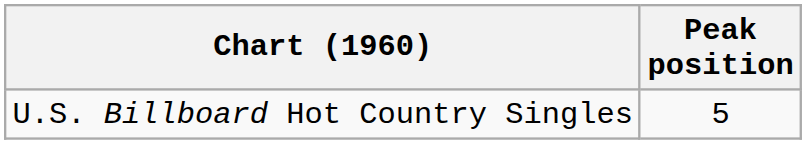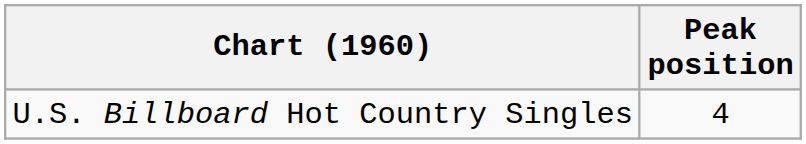(721, 115) 5 -> (721, 115) 4
